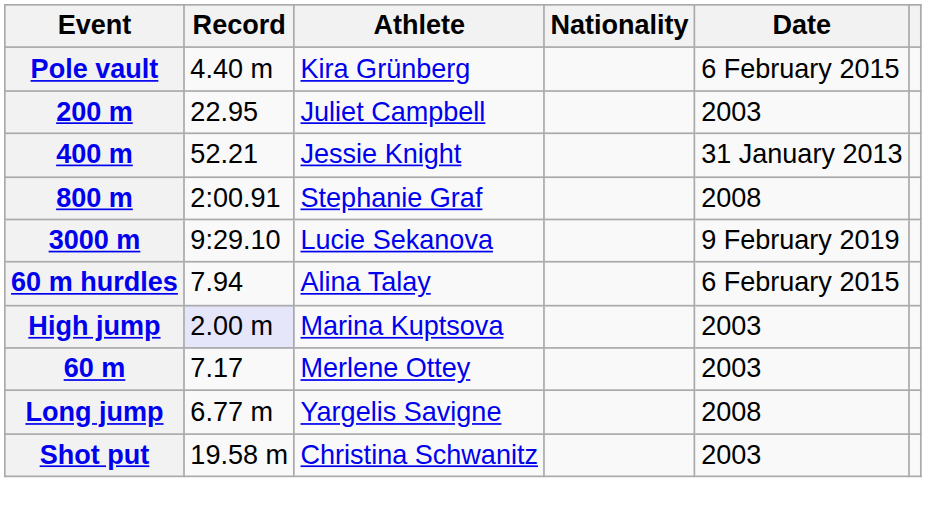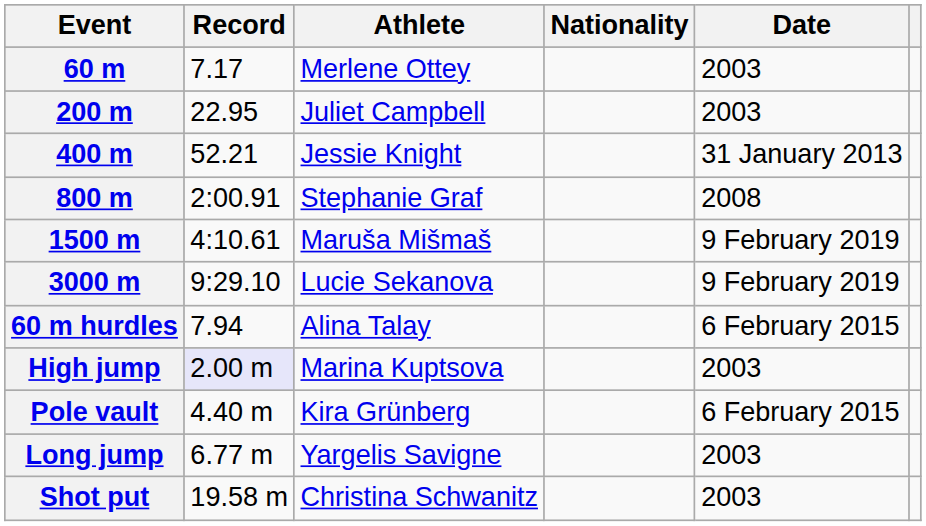rows swapped: (94, 369) <-> (94, 68)
+ row: (94, 240)
(731, 411) 2008 -> (731, 454) 2003
